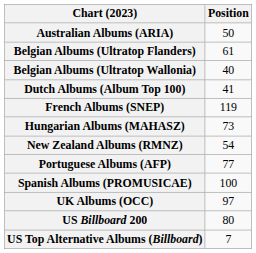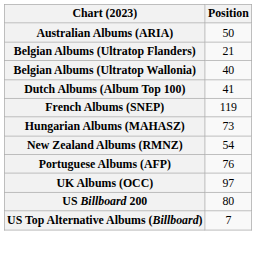(228, 51) 61 -> (228, 51) 21
(228, 164) 77 -> (228, 164) 76
- row: (105, 182)
